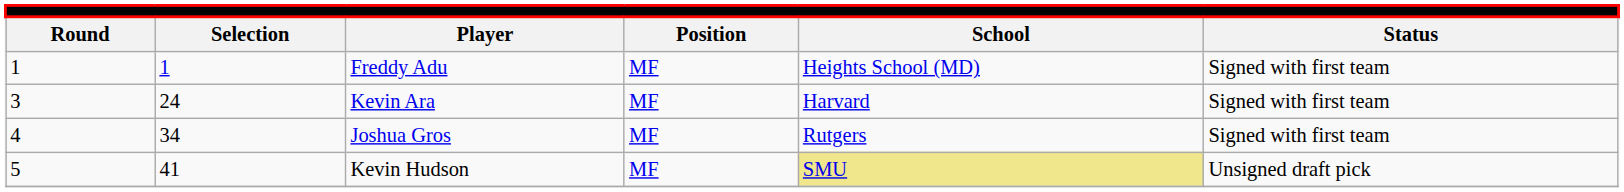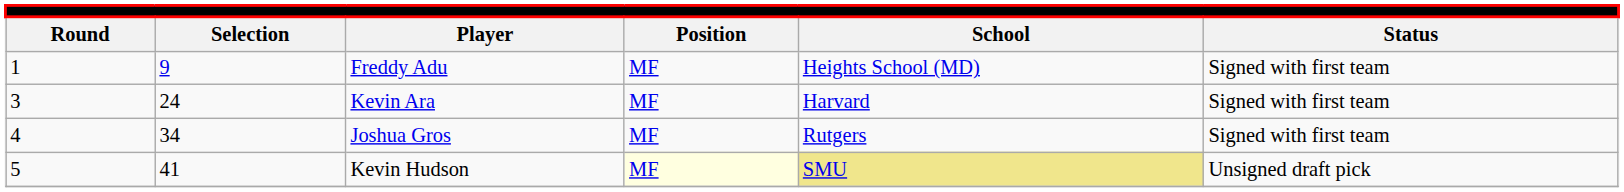(165, 67) 1 -> (165, 67) 9
(644, 169) no background -> (644, 169) lightyellow background
